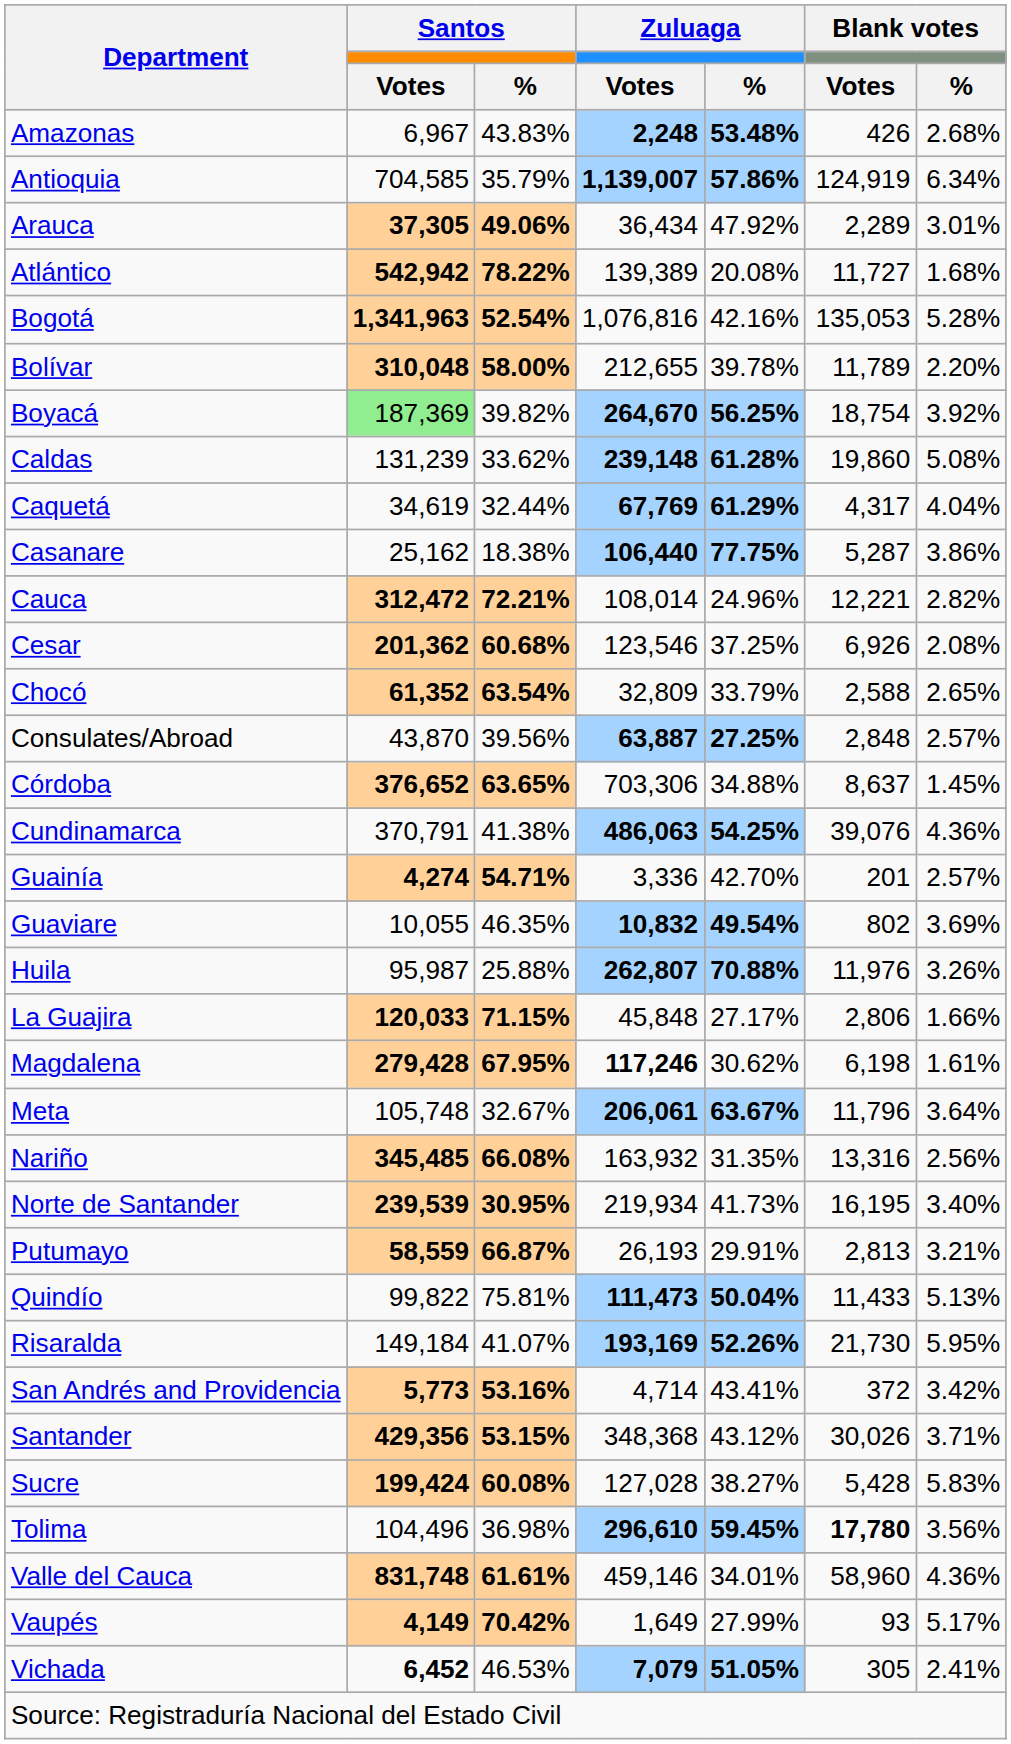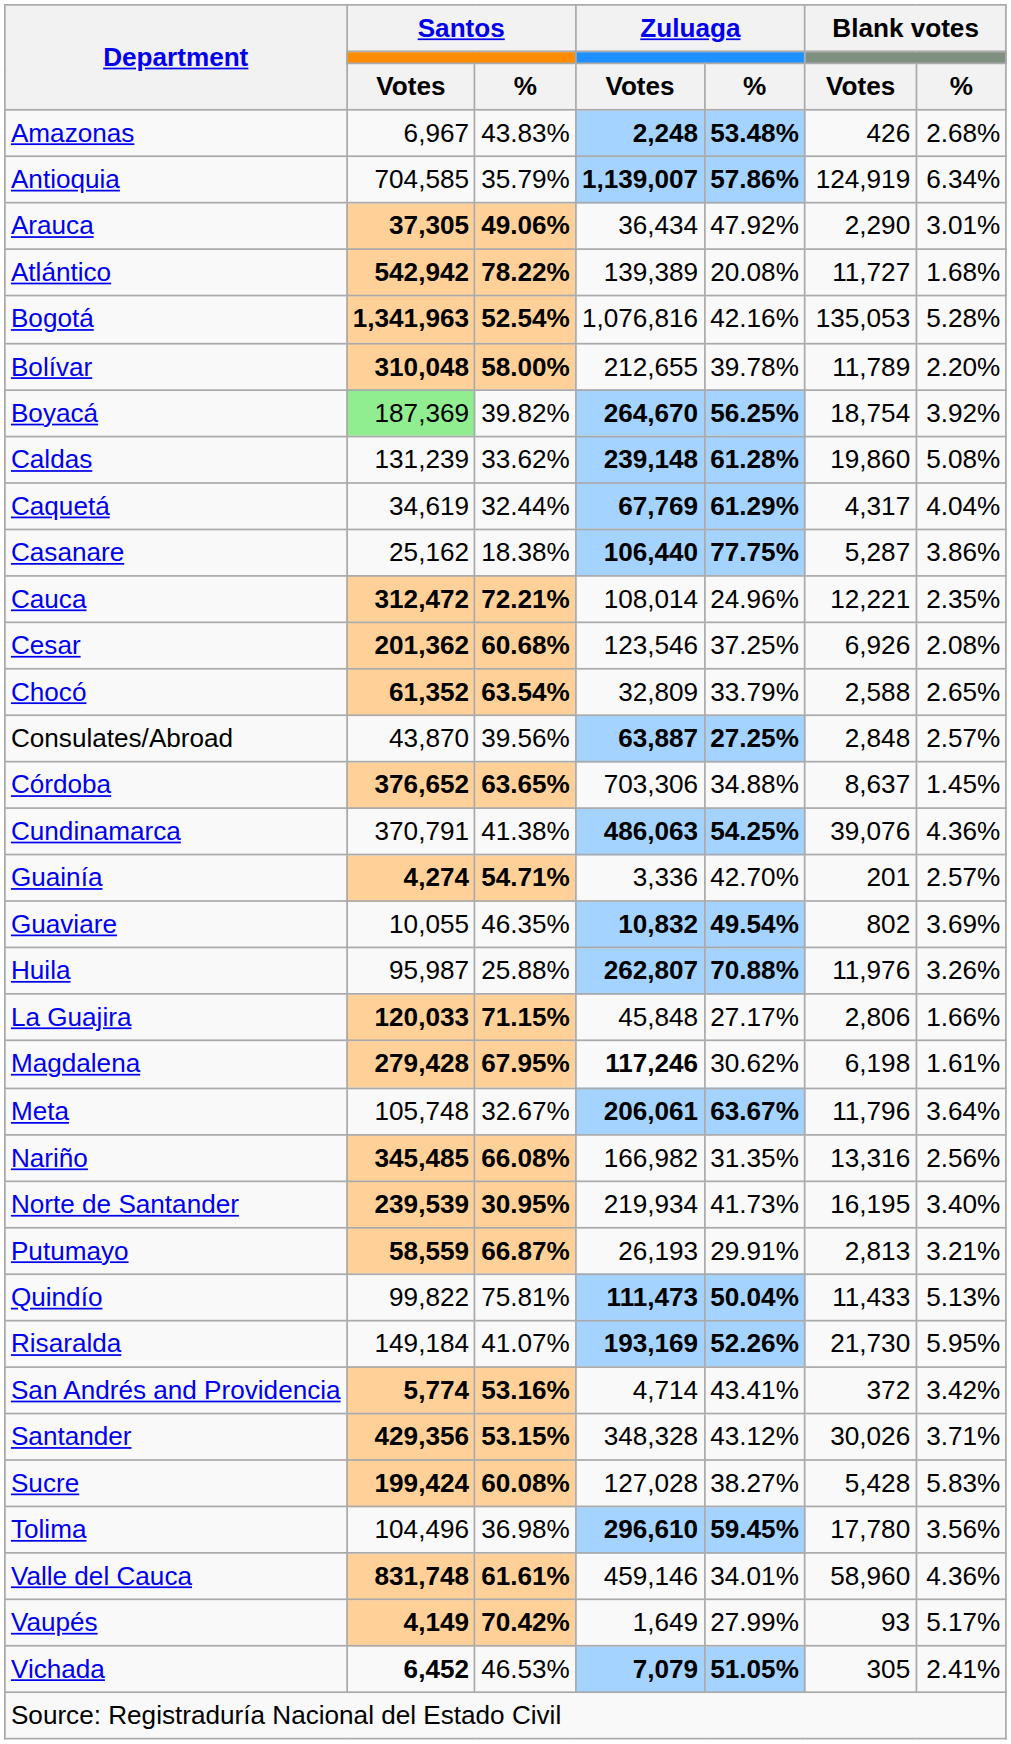(877, 226) 2,289 -> (877, 226) 2,290
(963, 598) 2.82% -> (963, 598) 2.35%
(651, 1157) 163,932 -> (651, 1157) 166,982
(436, 1389) 5,773 -> (436, 1389) 5,774
(651, 1436) 348,368 -> (651, 1436) 348,328
(870, 1529) bold -> (870, 1529) normal
